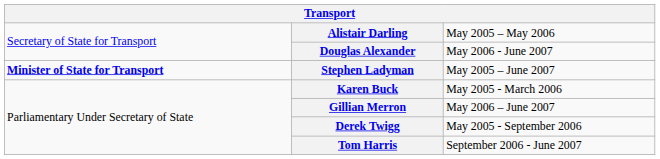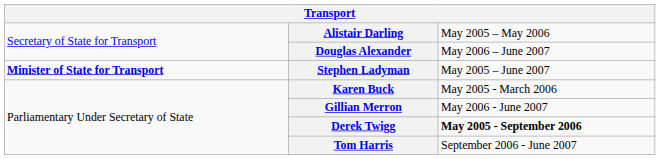(499, 51) May 2006 - June 2007 -> (495, 51) May 2006 – June 2007
(500, 107) May 2006 – June 2007 -> (494, 107) May 2006 - June 2007
(514, 126) normal -> (511, 126) bold
